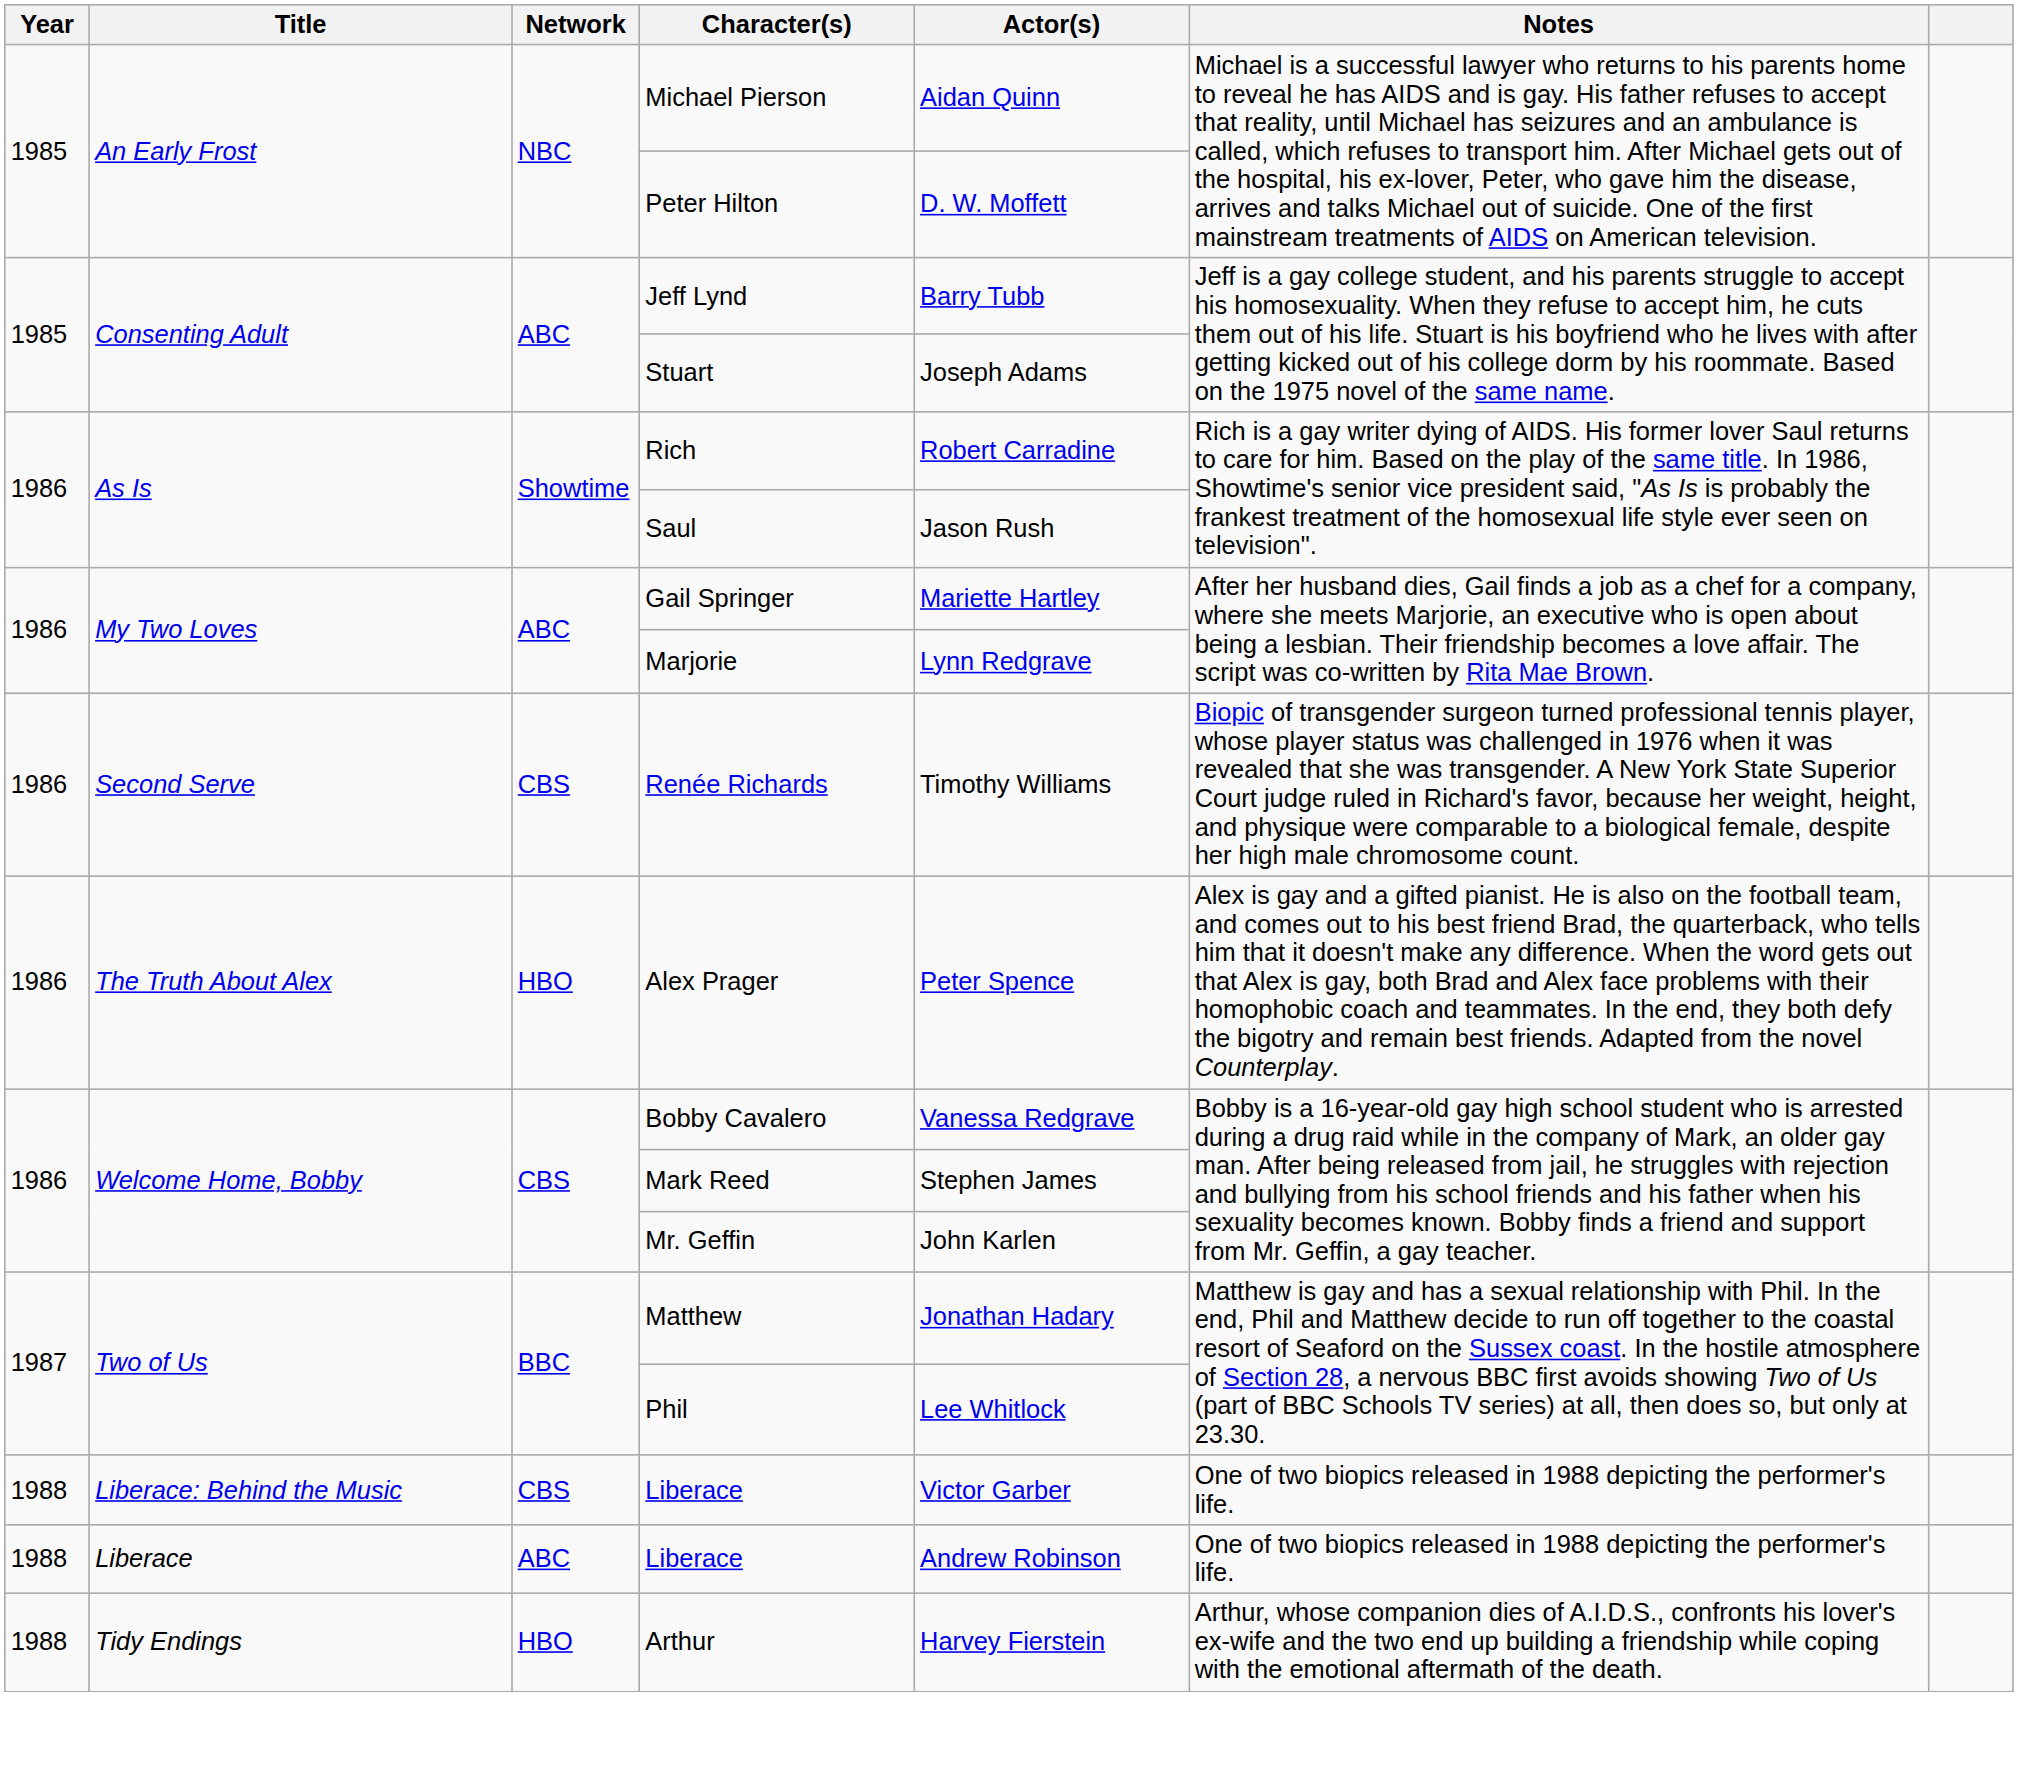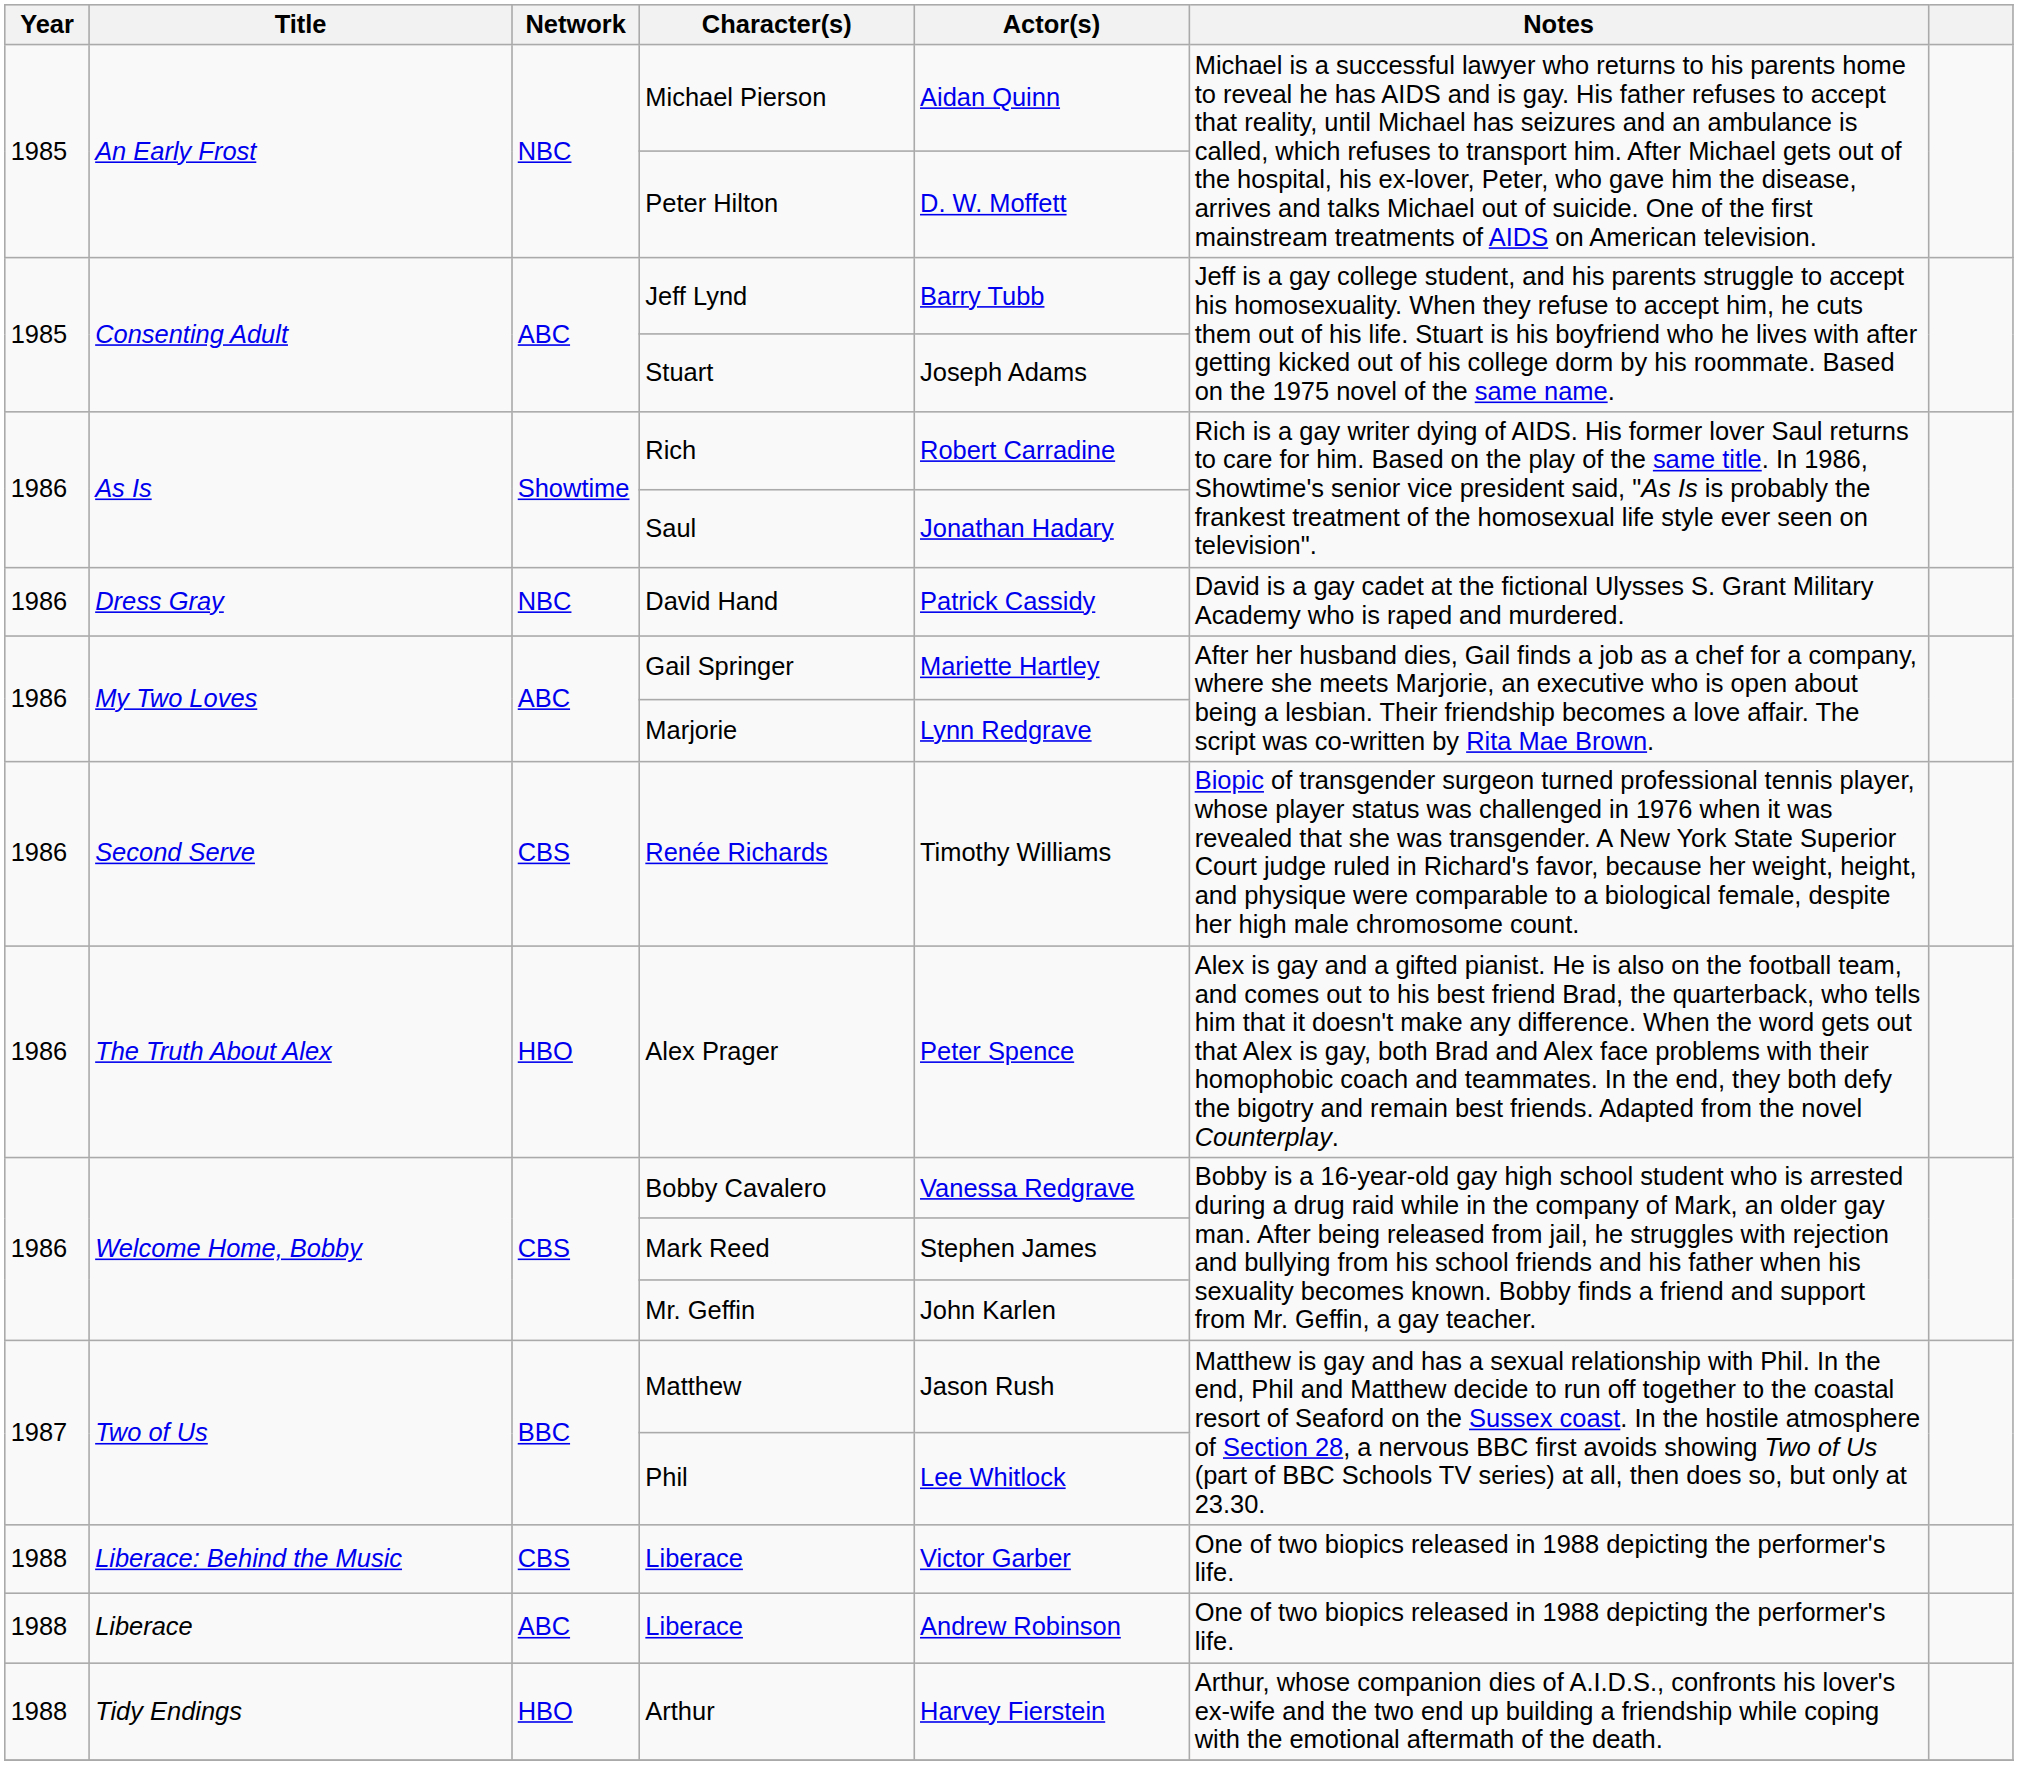(987, 527) Jason Rush -> (1017, 527) Jonathan Hadary
+ row: (159, 601)
(1017, 1317) Jonathan Hadary -> (987, 1386) Jason Rush
